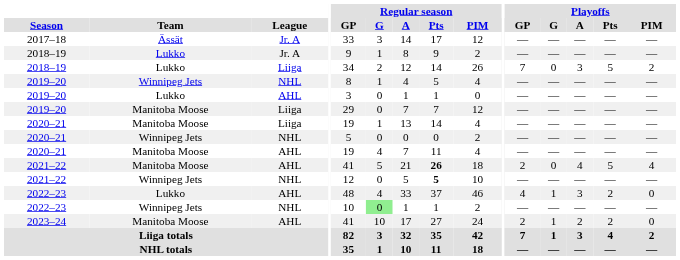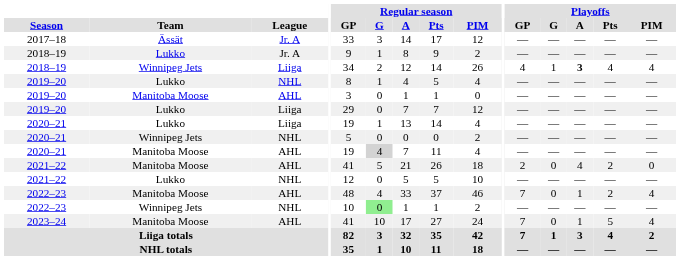(170, 67) Lukko -> (170, 67) Winnipeg Jets
(523, 67) 7 -> (523, 67) 4
(554, 67) 0 -> (554, 67) 1
(580, 67) normal -> (580, 67) bold
(610, 67) 5 -> (610, 67) 4
(652, 67) 2 -> (652, 67) 4
(170, 81) Winnipeg Jets -> (170, 81) Lukko
(170, 95) Lukko -> (170, 95) Manitoba Moose
(170, 109) Manitoba Moose -> (170, 109) Lukko
(170, 123) Manitoba Moose -> (170, 123) Lukko
(379, 151) no background -> (379, 151) lightgrey background
(436, 165) bold -> (436, 165) normal
(610, 165) 5 -> (610, 165) 2
(652, 165) 4 -> (652, 165) 0
(170, 179) Winnipeg Jets -> (170, 179) Lukko
(436, 179) bold -> (436, 179) normal
(170, 193) Lukko -> (170, 193) Manitoba Moose
(523, 193) 4 -> (523, 193) 7
(554, 193) 1 -> (554, 193) 0
(580, 193) 3 -> (580, 193) 1
(652, 193) 0 -> (652, 193) 4
(523, 221) 2 -> (523, 221) 7
(554, 221) 1 -> (554, 221) 0
(580, 221) 2 -> (580, 221) 1
(610, 221) 2 -> (610, 221) 5
(652, 221) 0 -> (652, 221) 4
